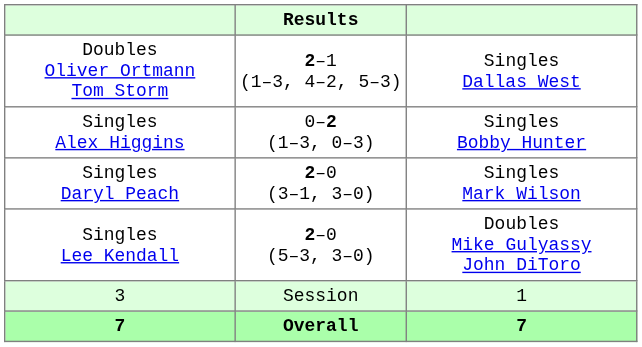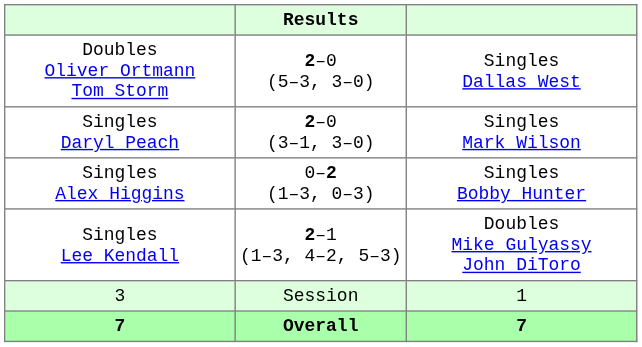(321, 71) 2–1 (1–3, 4–2, 5–3) -> (321, 71) 2–0 (5–3, 3–0)
rows swapped: (120, 132) <-> (120, 183)
(321, 245) 2–0 (5–3, 3–0) -> (321, 245) 2–1 (1–3, 4–2, 5–3)
